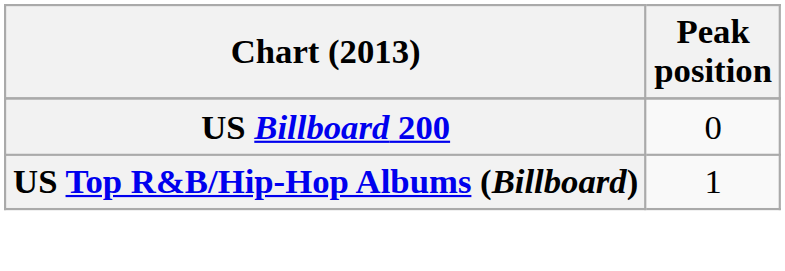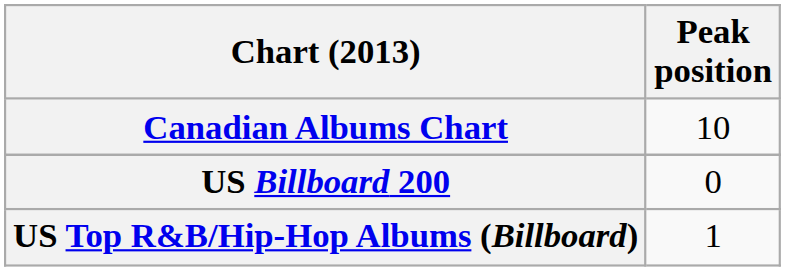+ row: (326, 126)
